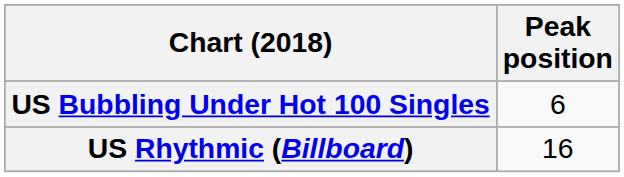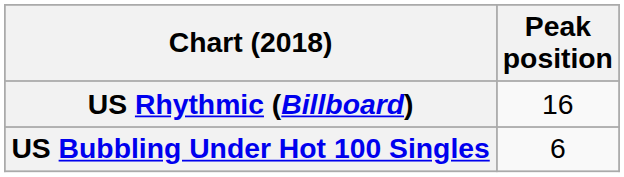rows swapped: (251, 103) <-> (251, 148)
